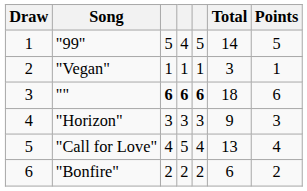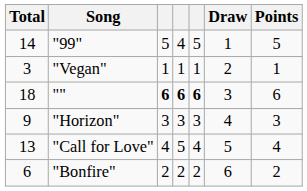columns swapped: (29, 17) <-> (229, 17)
